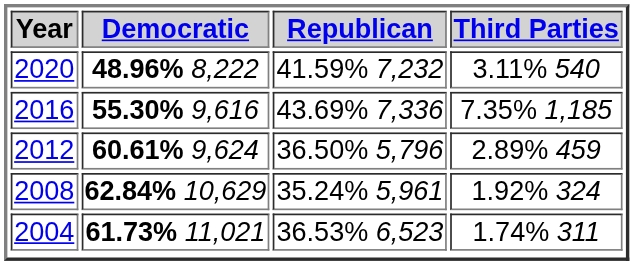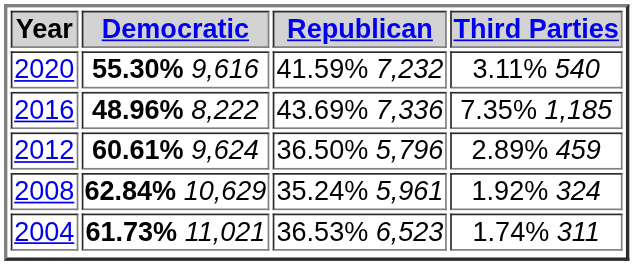(175, 69) 48.96% 8,222 -> (175, 69) 55.30% 9,616
(175, 110) 55.30% 9,616 -> (175, 110) 48.96% 8,222
